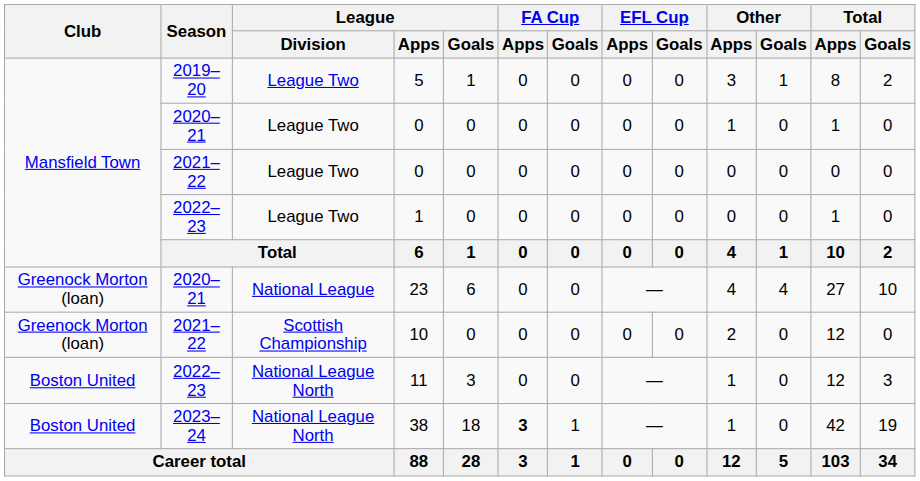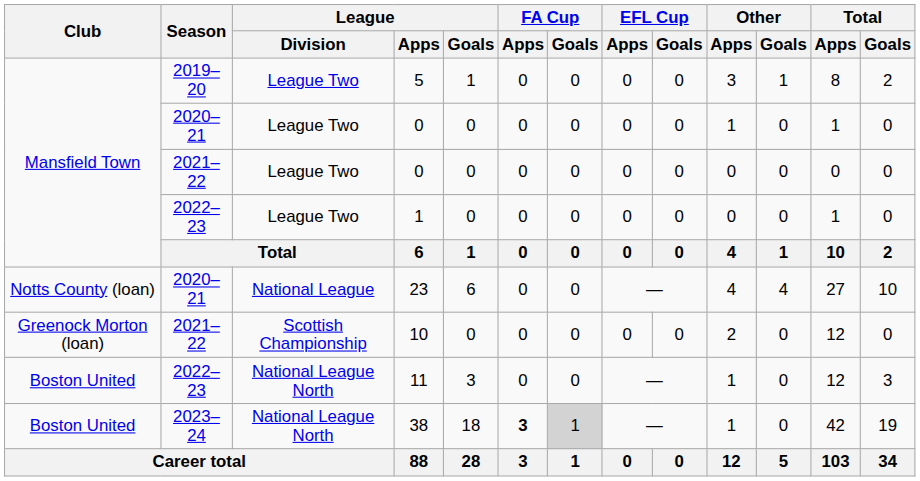(83, 289) Greenock Morton (loan) -> (83, 289) Notts County (loan)
(575, 426) no background -> (575, 426) lightgrey background
